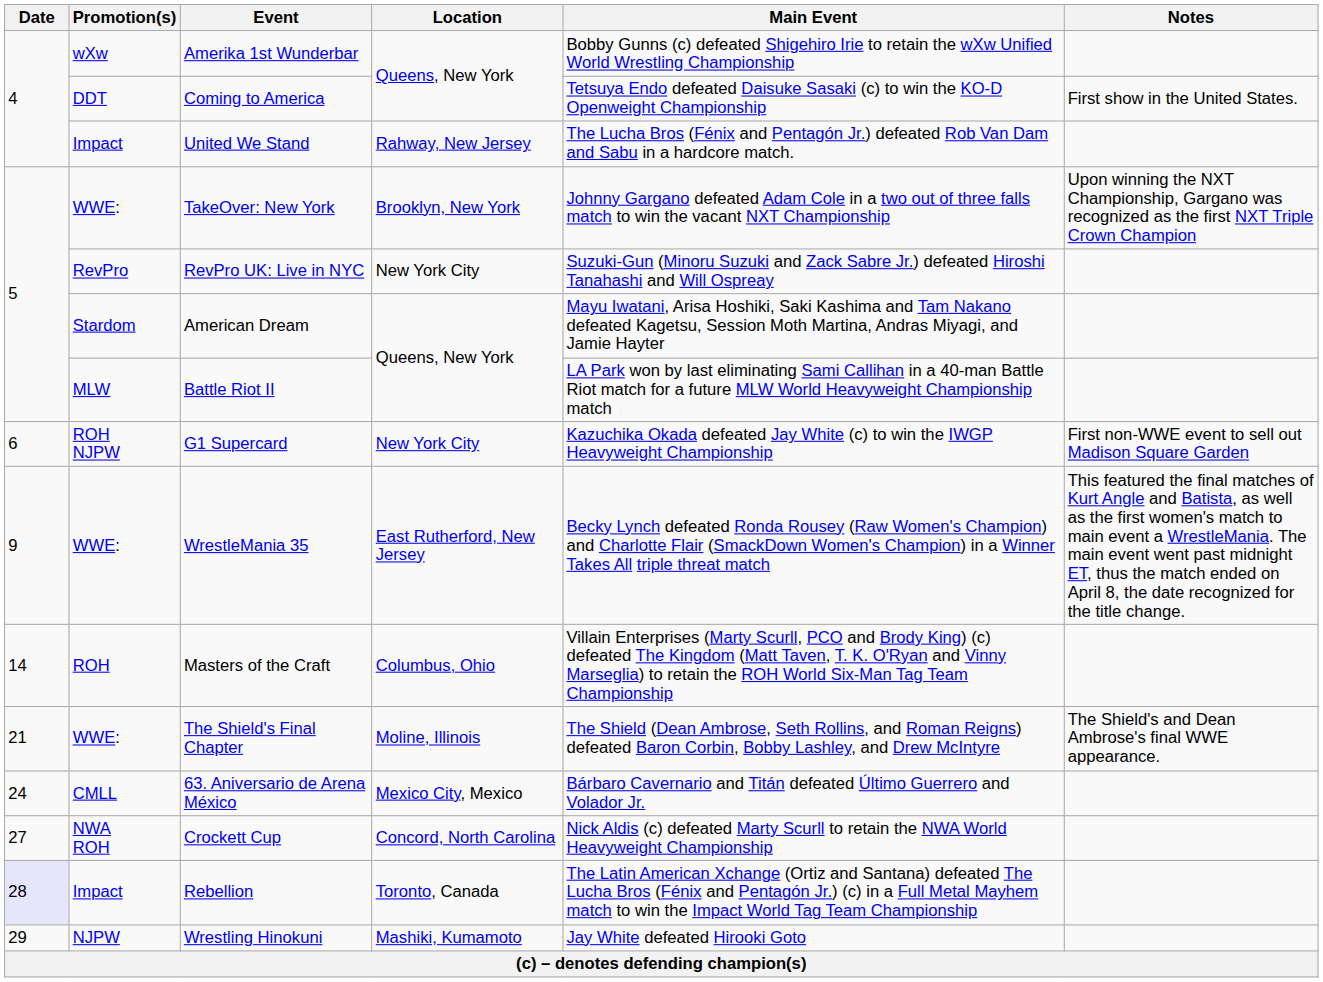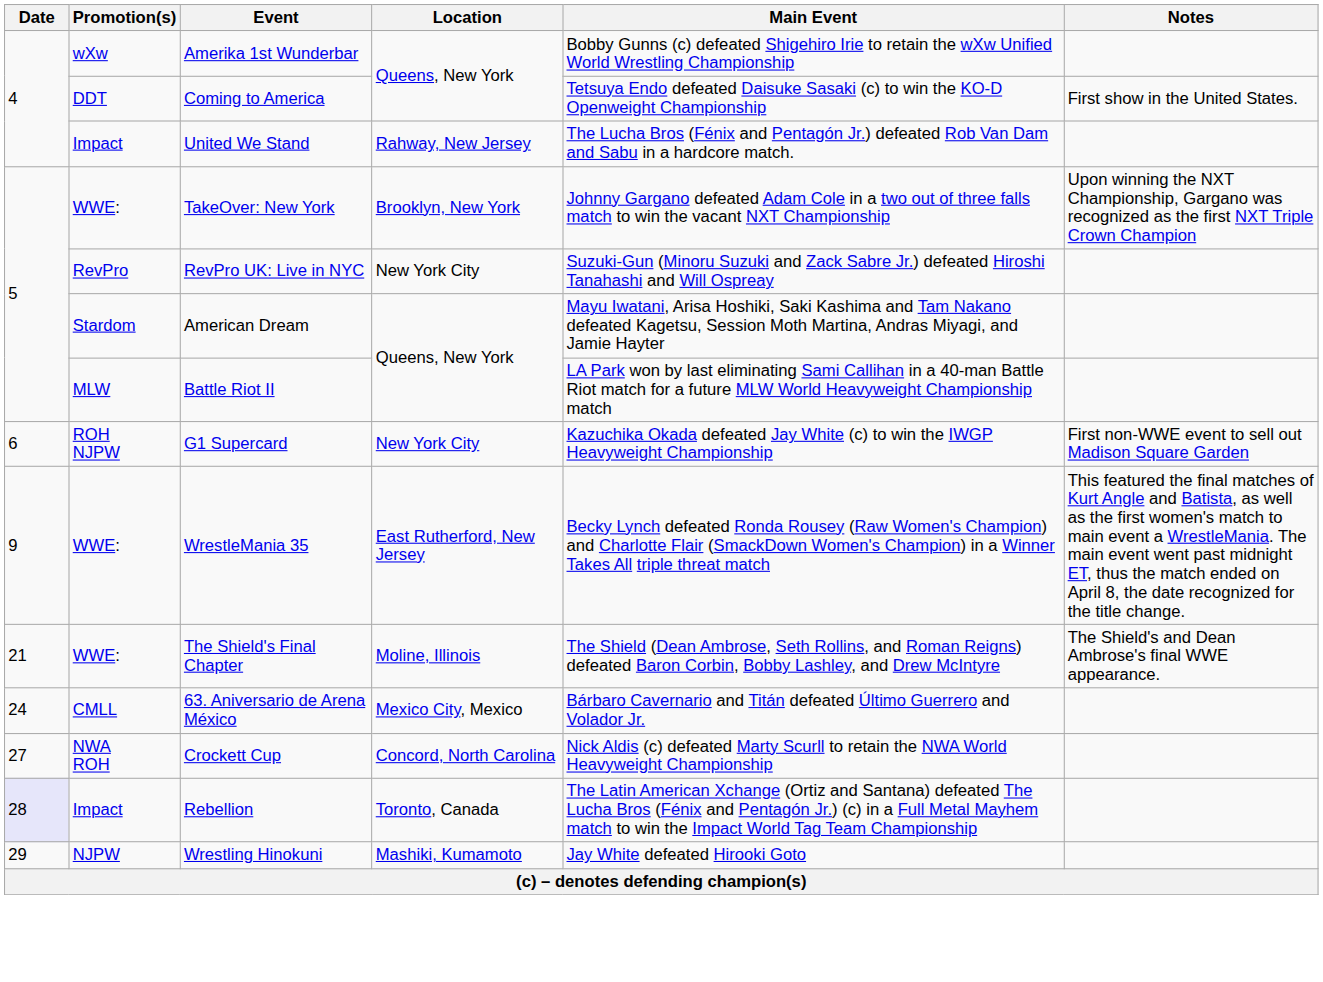- row: (257, 665)
